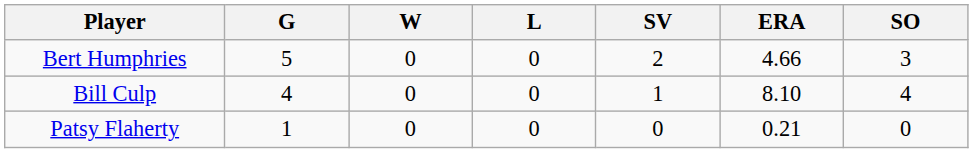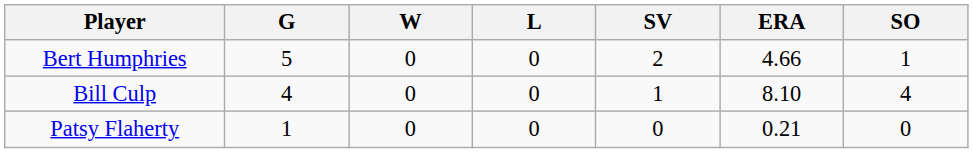(906, 57) 3 -> (906, 57) 1
